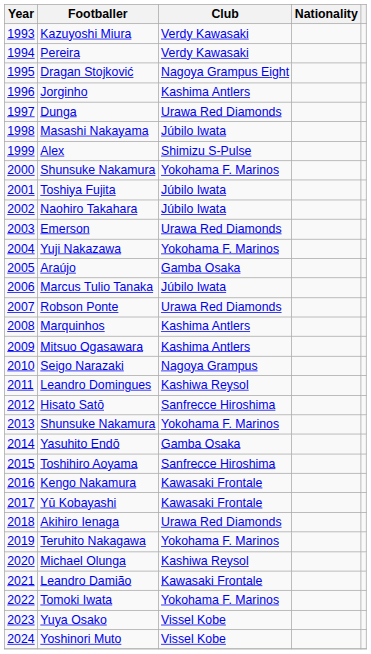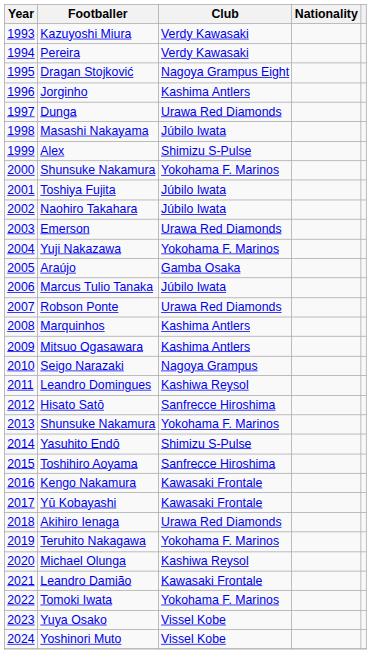(201, 444) Gamba Osaka -> (206, 444) Shimizu S-Pulse
